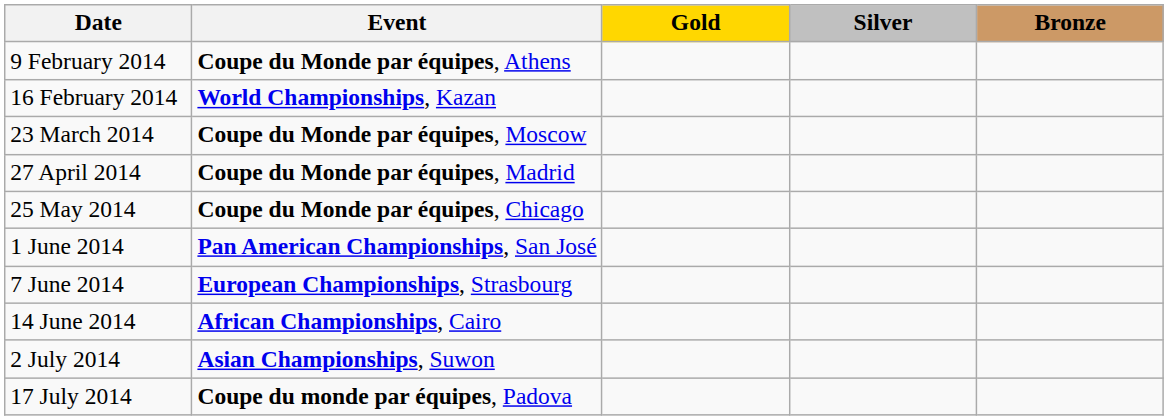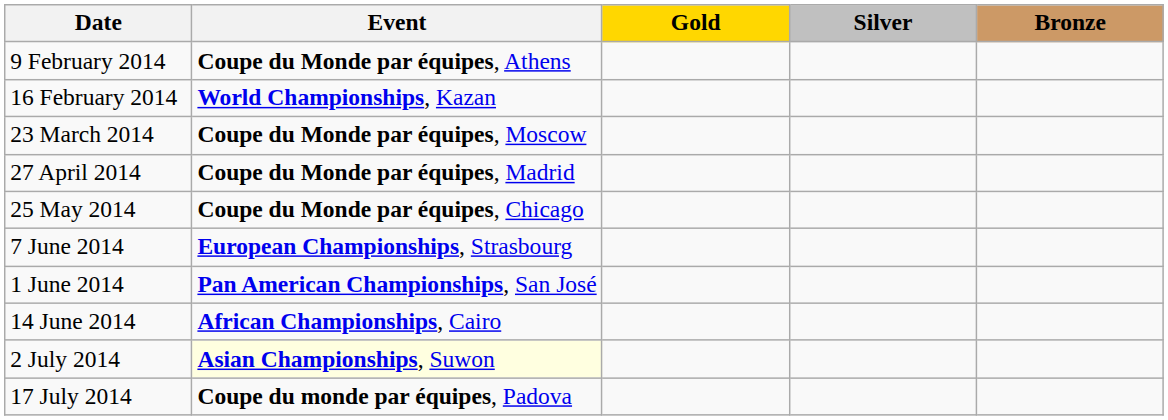rows swapped: (67, 246) <-> (67, 284)
(346, 358) no background -> (346, 358) lightyellow background
